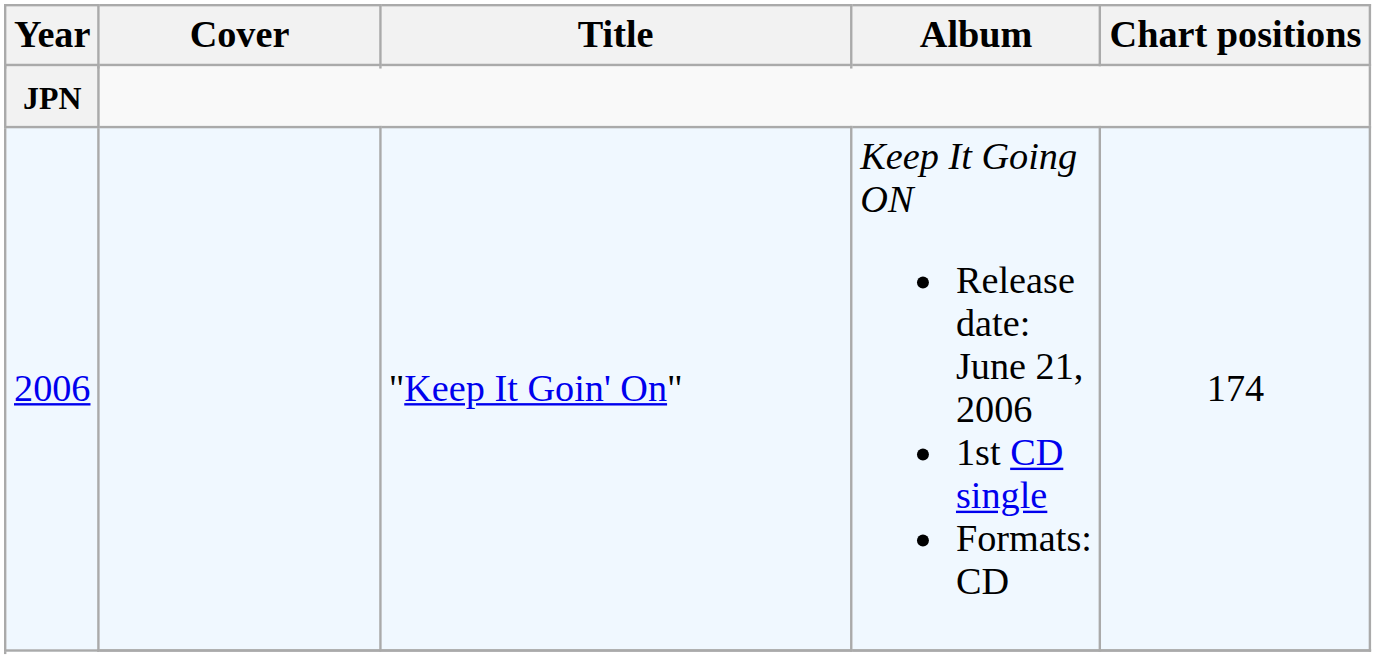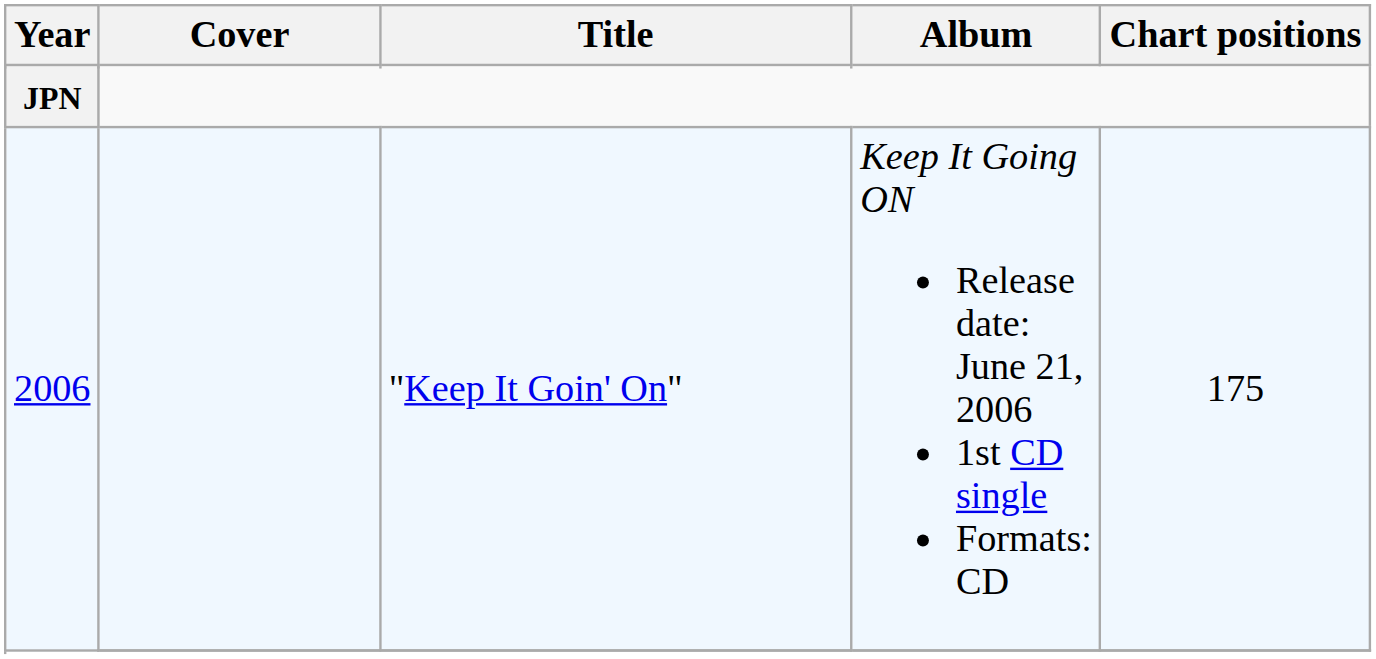(1235, 387) 174 -> (1235, 387) 175
